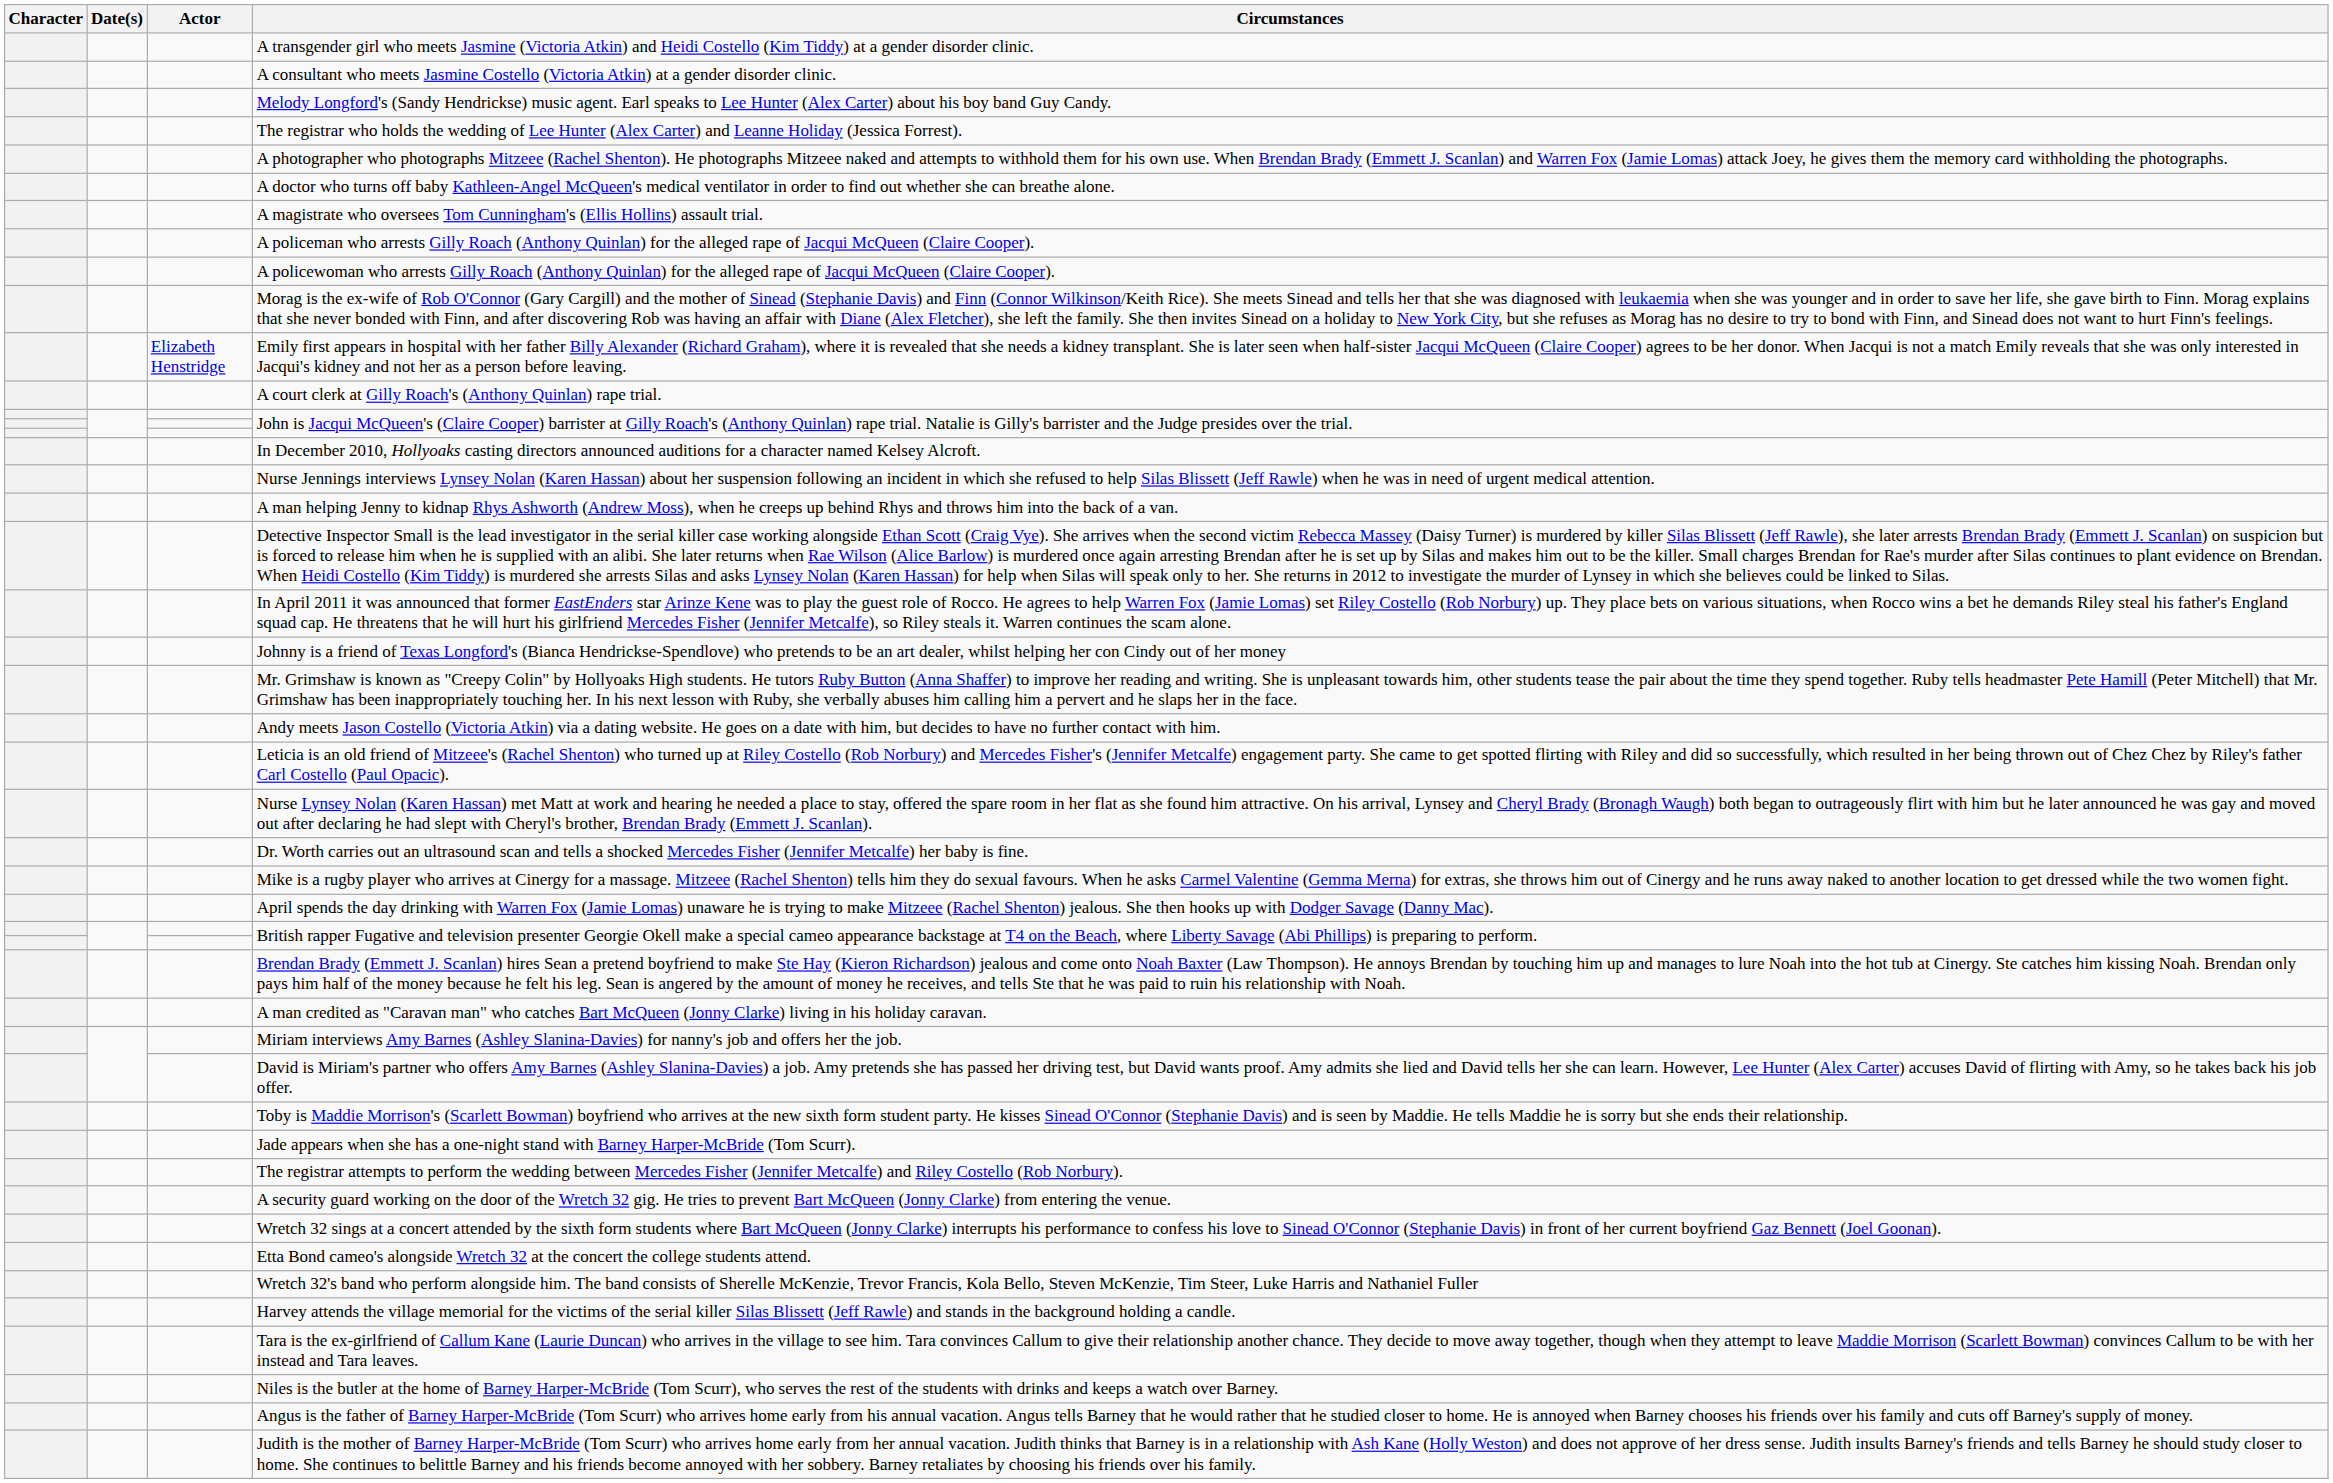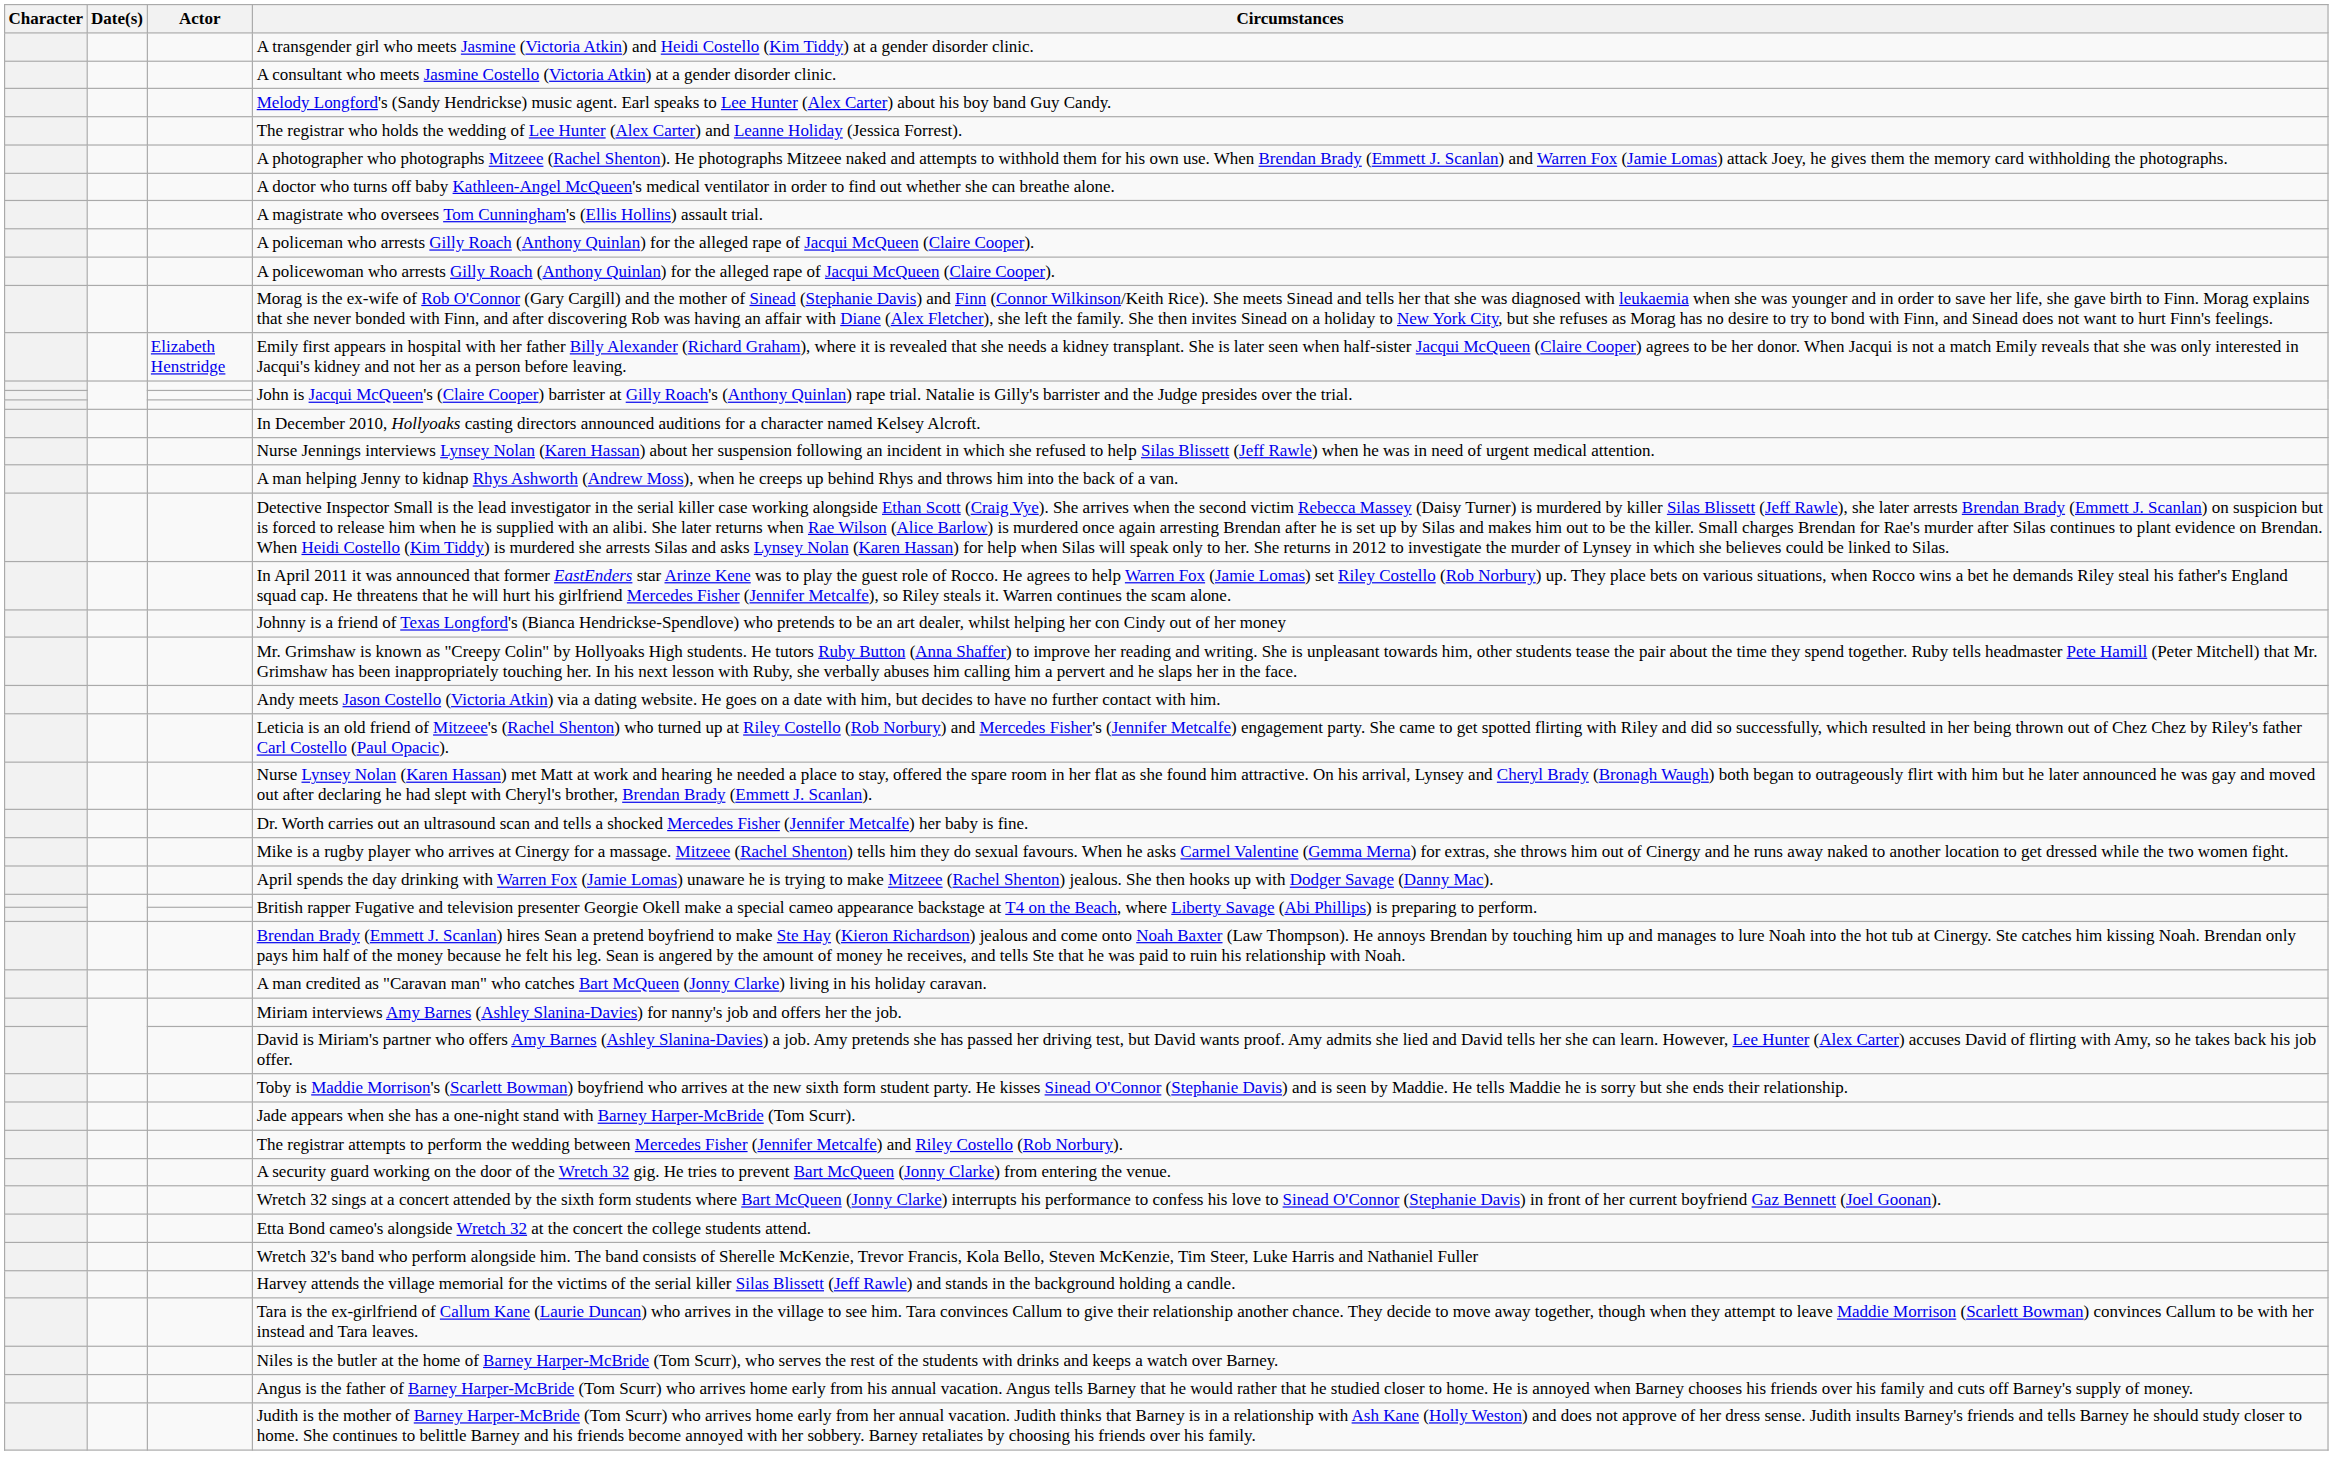- row: (200, 395)
